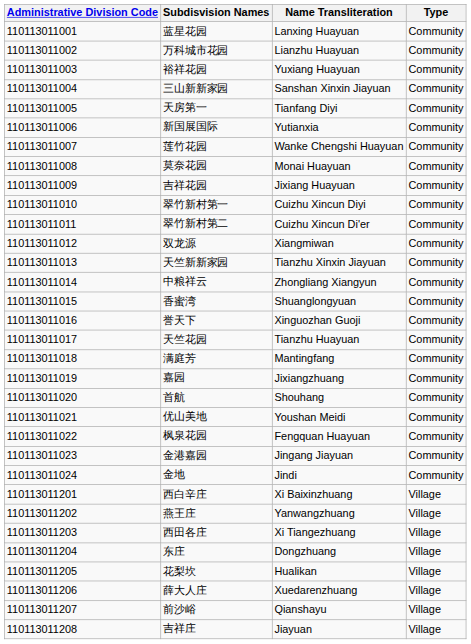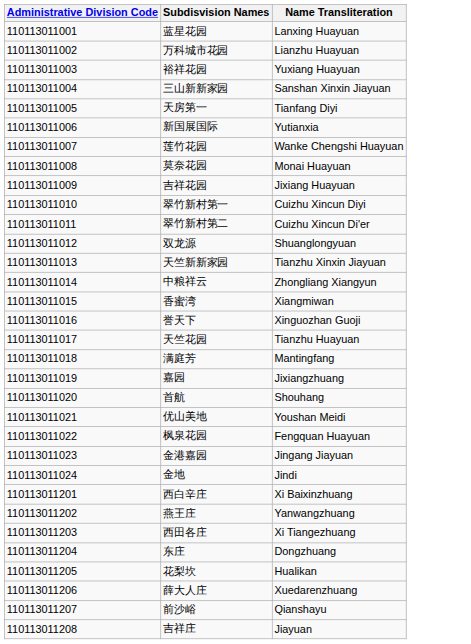- column: (436, 13)
(304, 243) Xiangmiwan -> (315, 243) Shuanglongyuan
(315, 301) Shuanglongyuan -> (304, 301) Xiangmiwan
